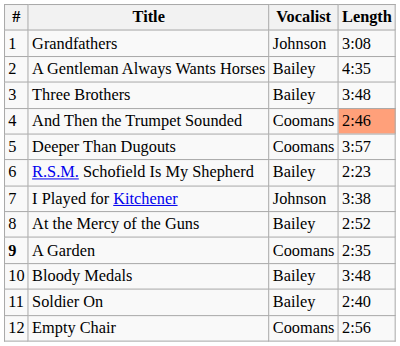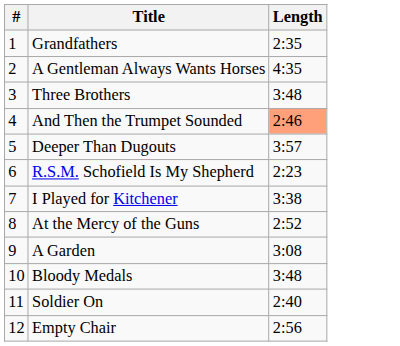- column: (304, 17)
(357, 43) 3:08 -> (287, 43) 2:35
(12, 250) bold -> (12, 250) normal
(357, 250) 2:35 -> (287, 250) 3:08
